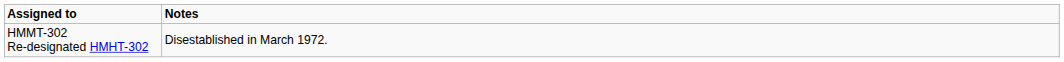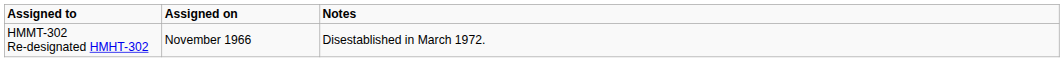+ column: (201, 14)
